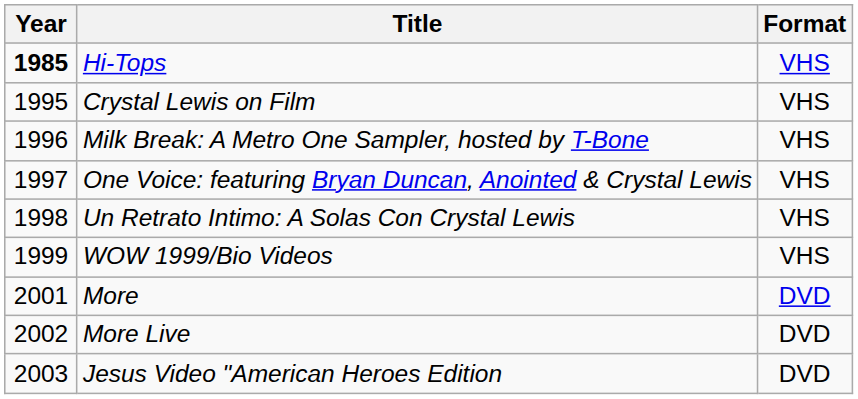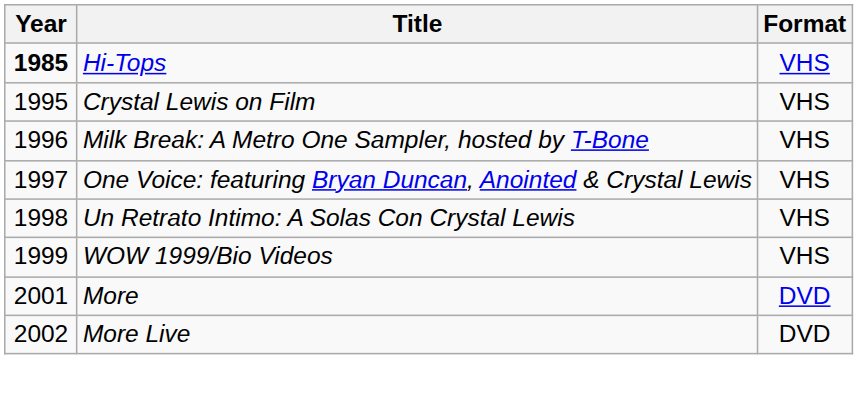- row: (292, 373)
